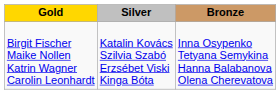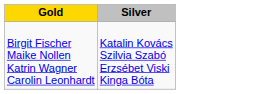- column: (225, 13)
